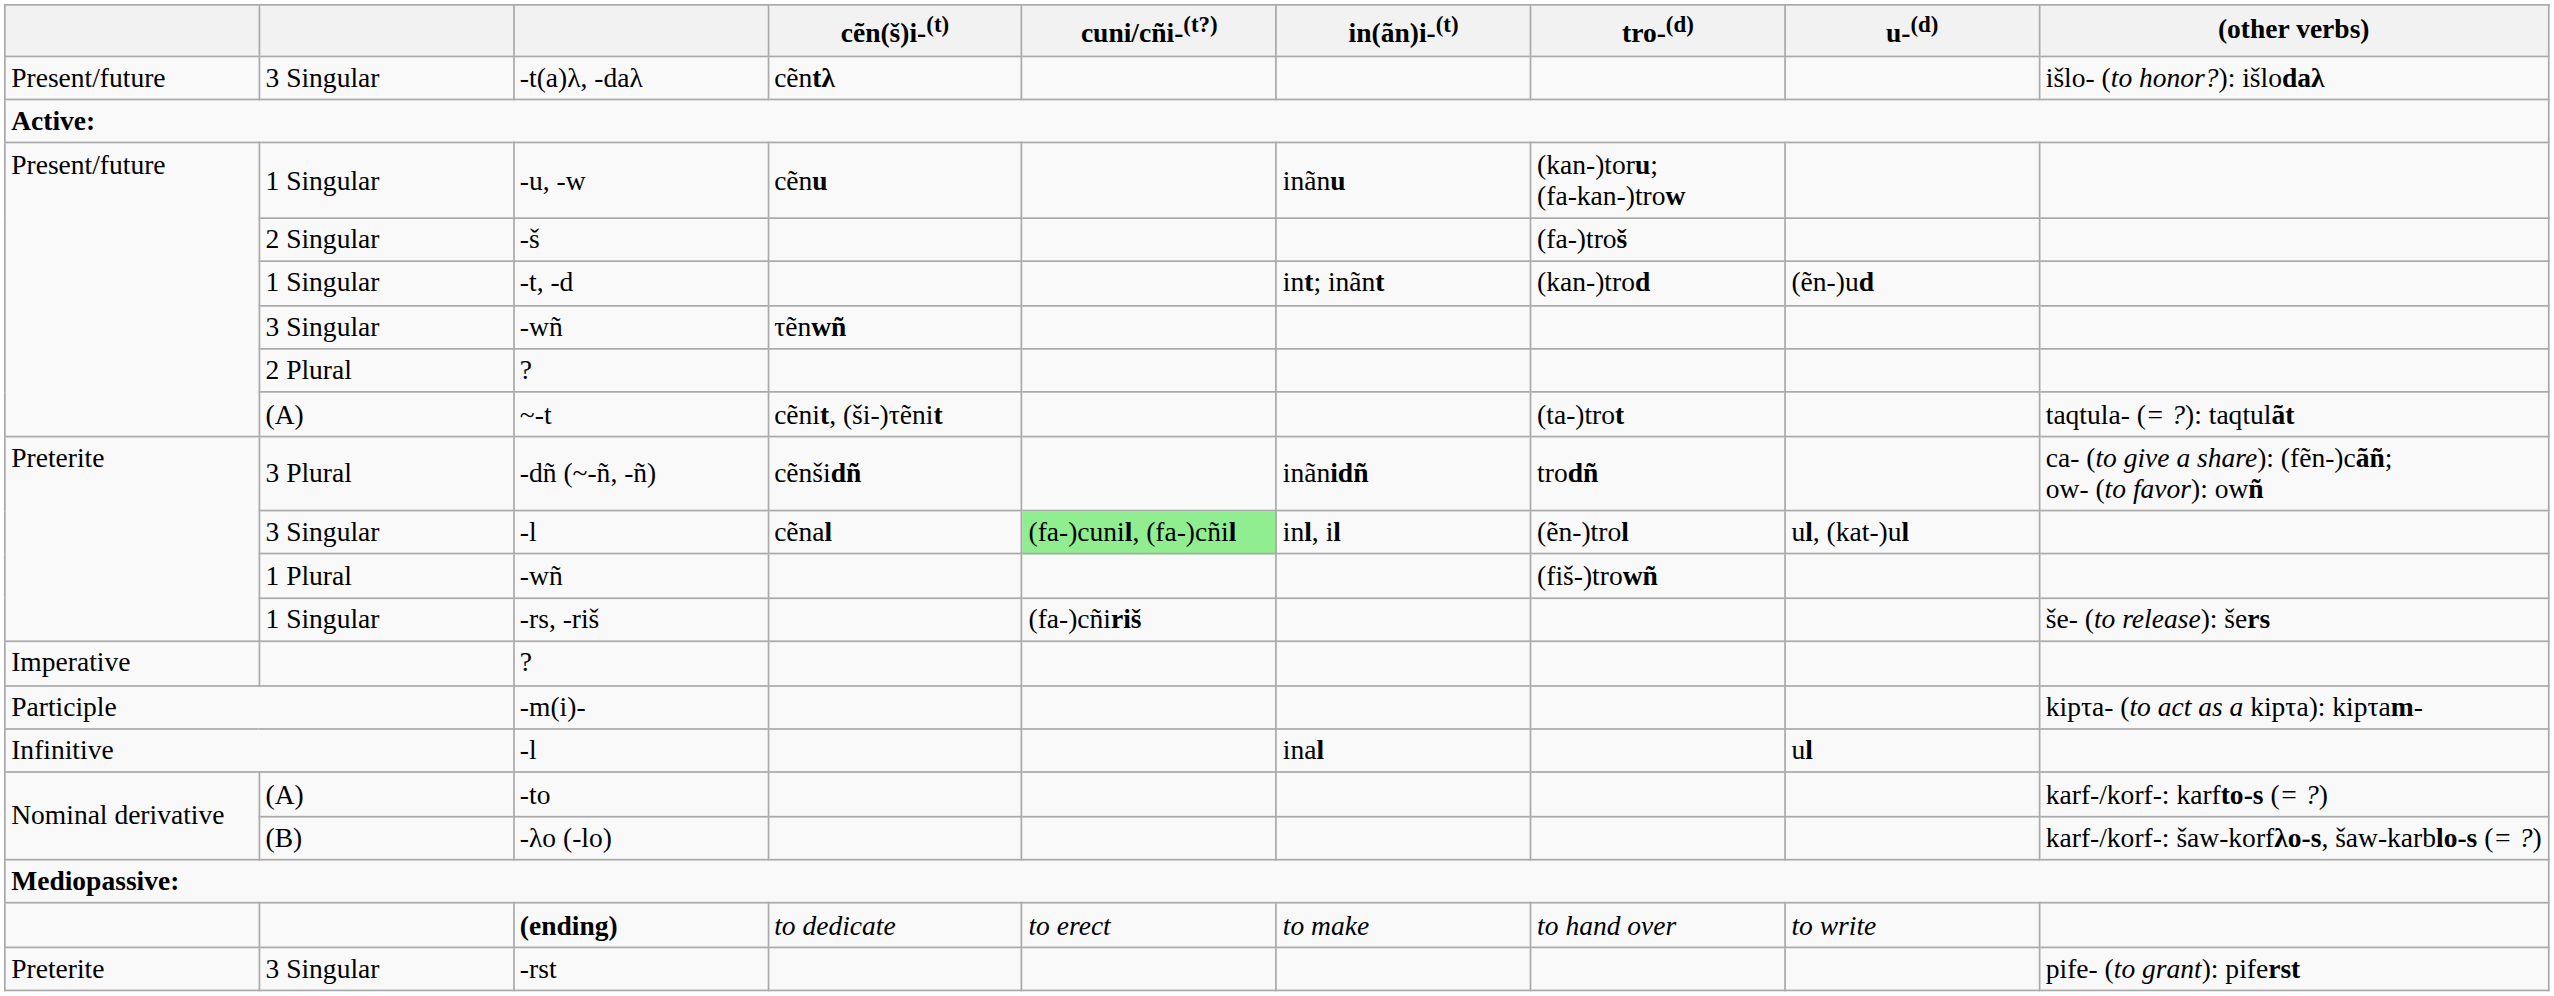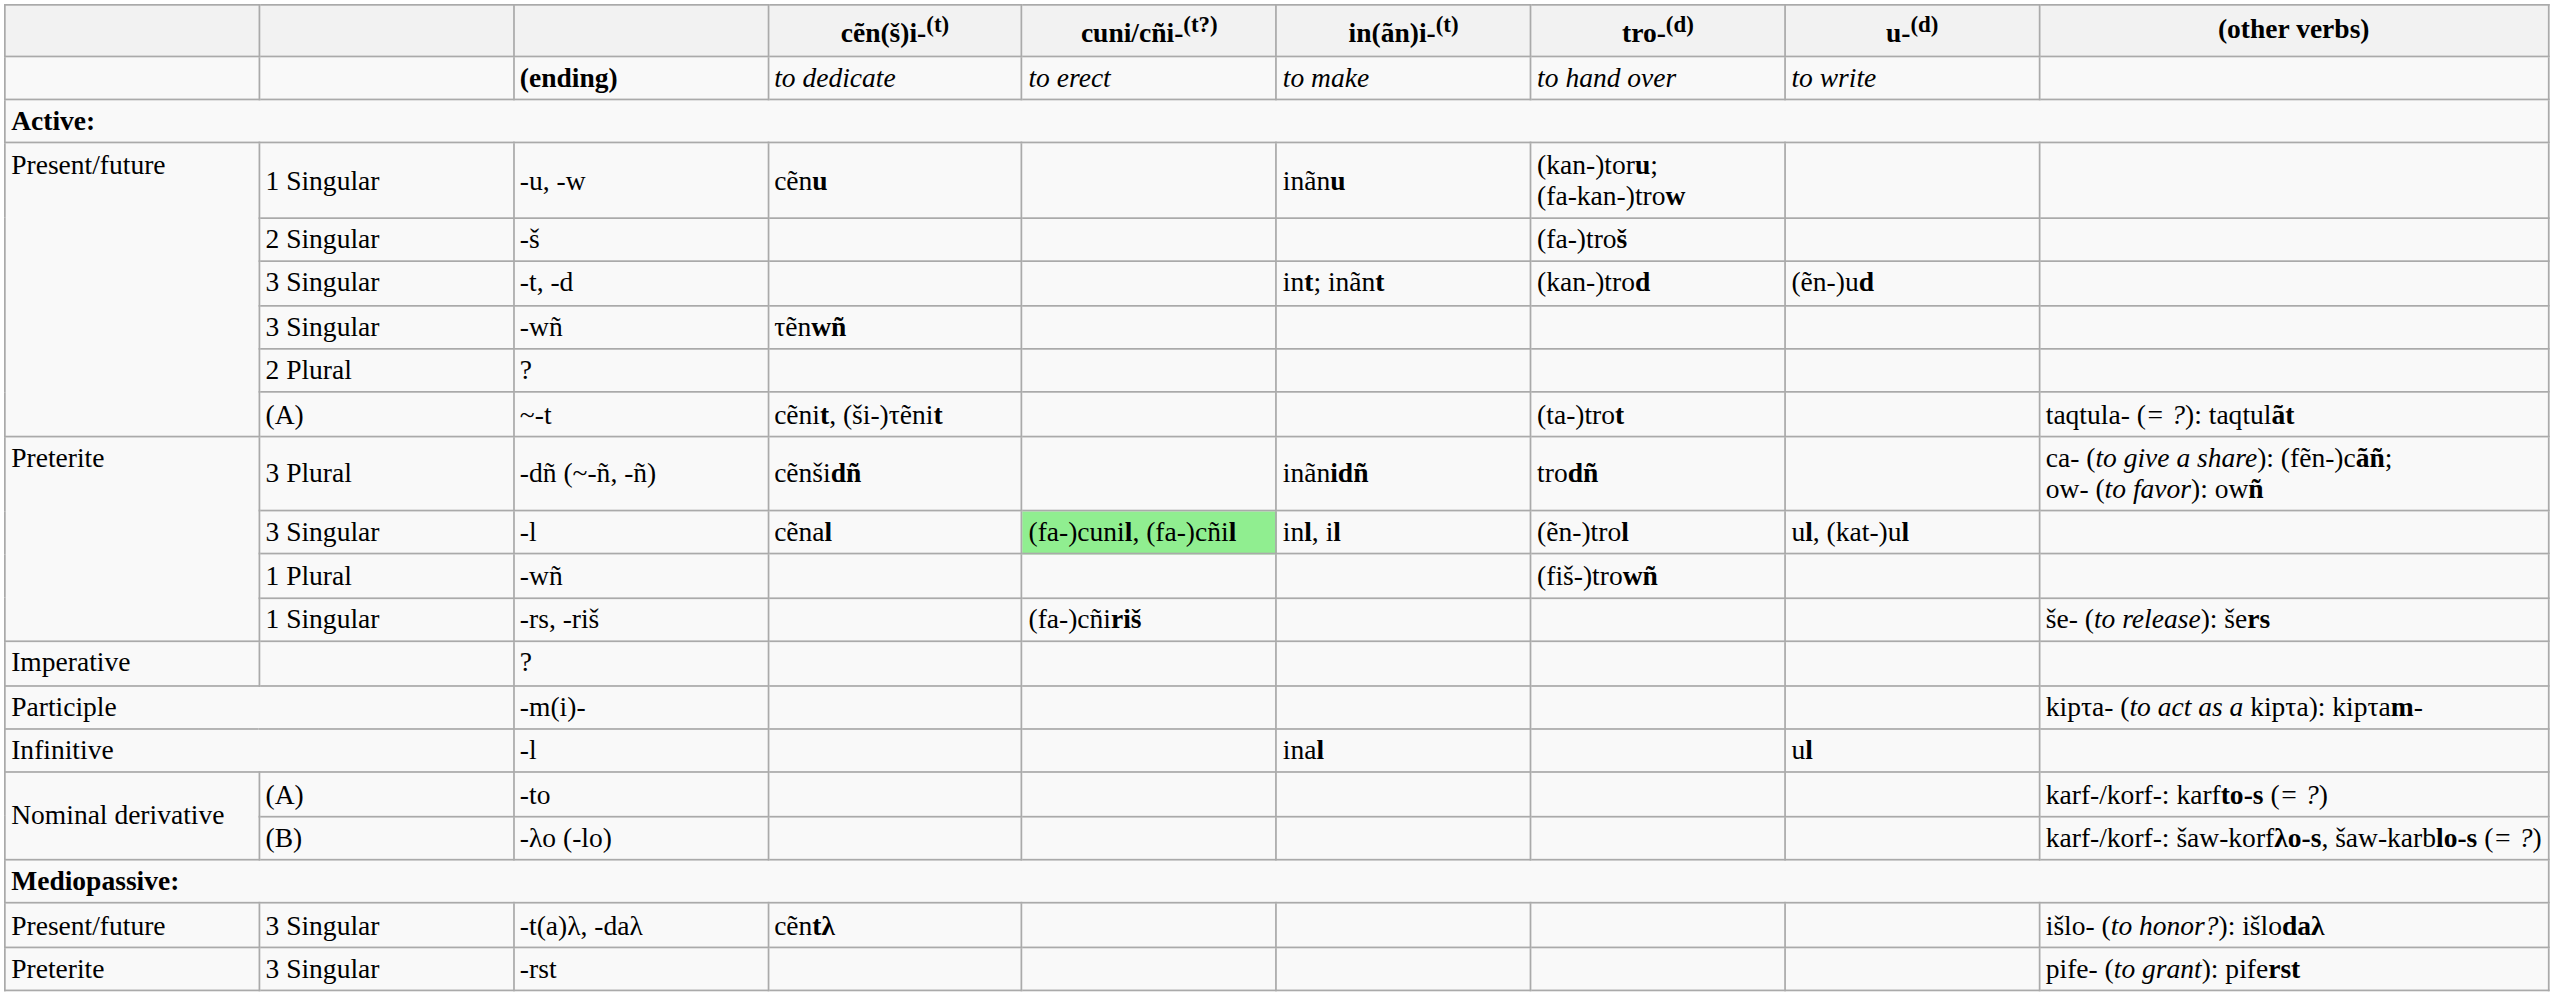rows swapped: (132, 925) <-> (88, 77)
(322, 282) 1 Singular -> (322, 282) 3 Singular
